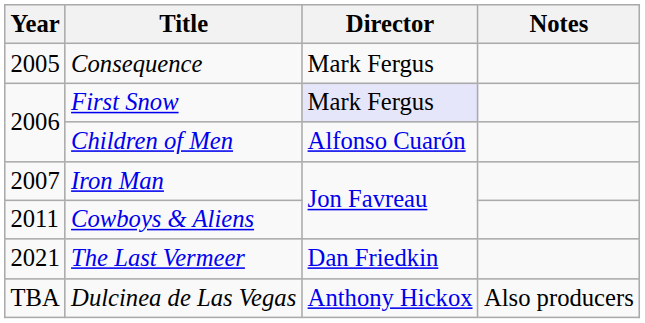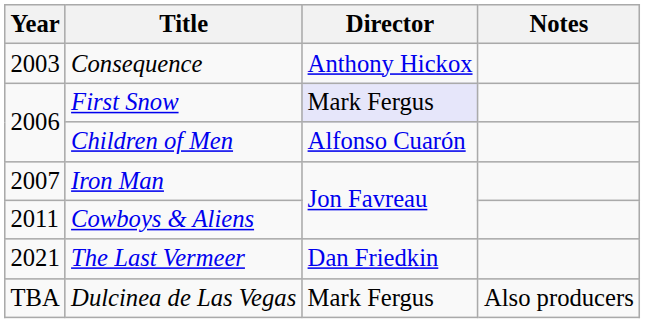(35, 63) 2005 -> (35, 63) 2003
(371, 63) Mark Fergus -> (390, 63) Anthony Hickox
(390, 297) Anthony Hickox -> (371, 297) Mark Fergus
